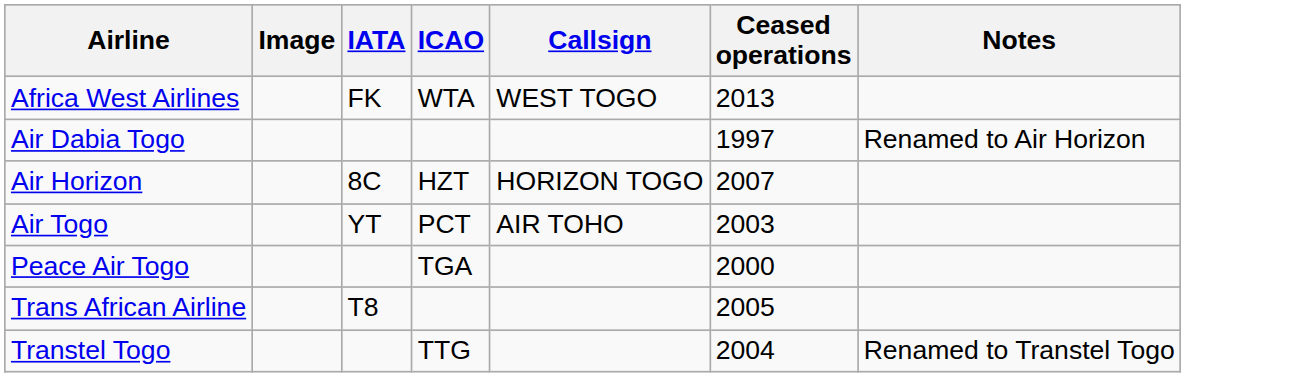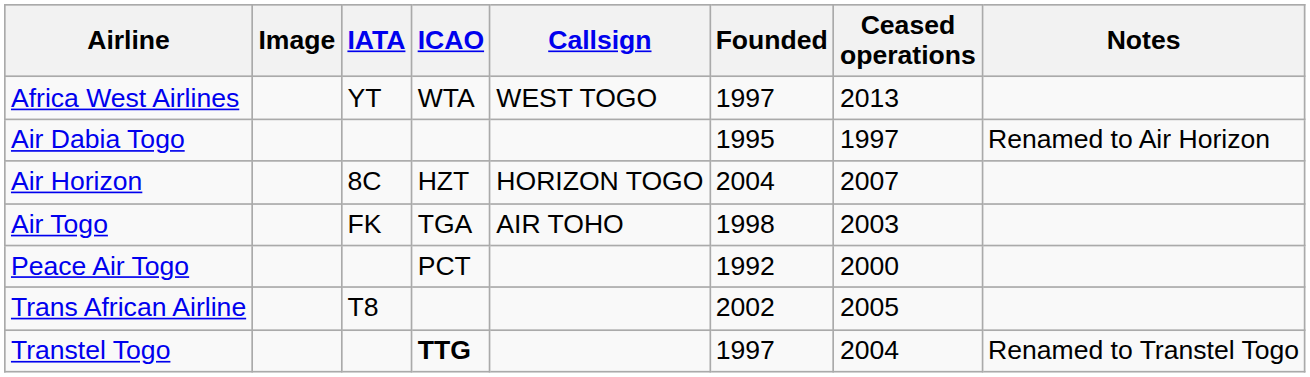+ column: (772, 40)
(364, 97) FK -> (364, 97) YT
(364, 223) YT -> (364, 223) FK
(444, 223) PCT -> (445, 223) TGA
(445, 266) TGA -> (444, 266) PCT
(444, 350) normal -> (444, 350) bold
